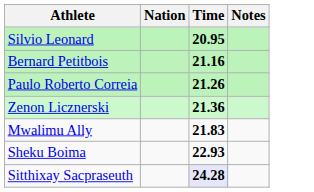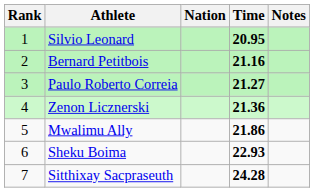+ column: (25, 15)
(208, 84) 21.26 -> (249, 84) 21.27
(208, 130) 21.83 -> (249, 130) 21.86
(208, 175) lavender background -> (249, 175) no background
